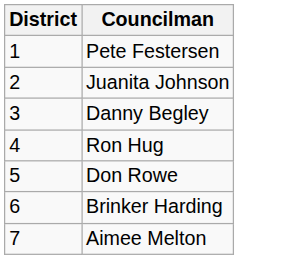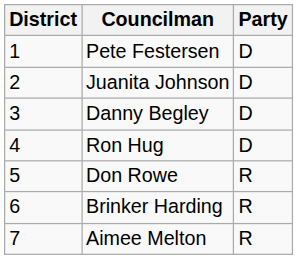+ column: (263, 20)
